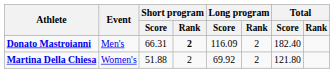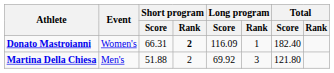(113, 44) Men's -> (119, 44) Women's
(257, 44) 2 -> (257, 44) 1
(119, 60) Women's -> (113, 60) Men's
(257, 60) 2 -> (257, 60) 3
